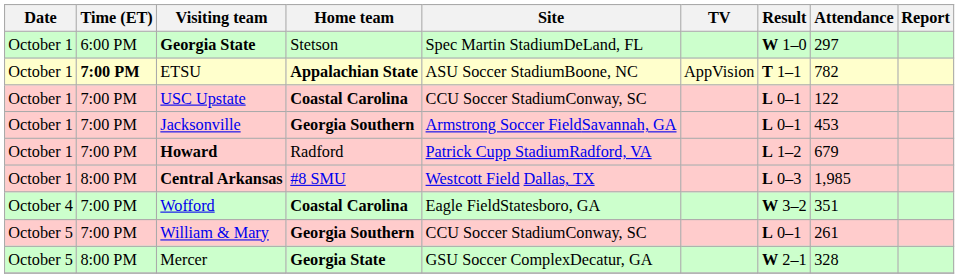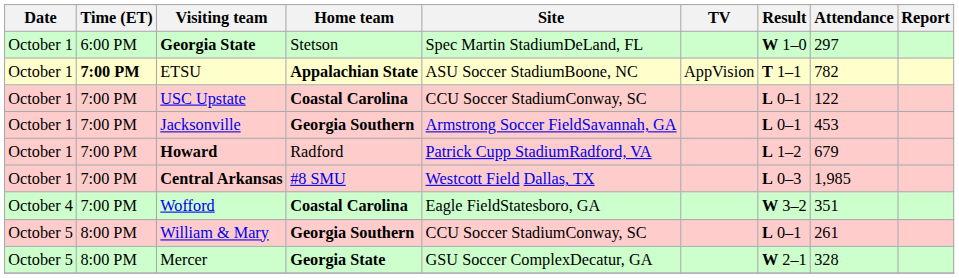(109, 178) 8:00 PM -> (109, 178) 7:00 PM
(109, 232) 7:00 PM -> (109, 232) 8:00 PM
